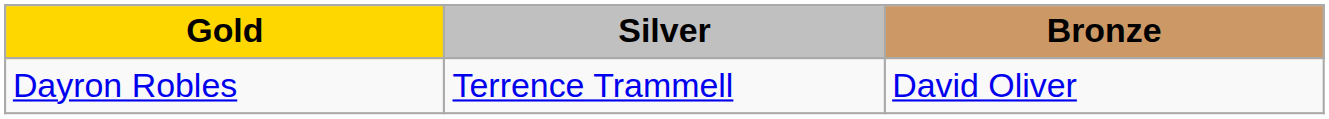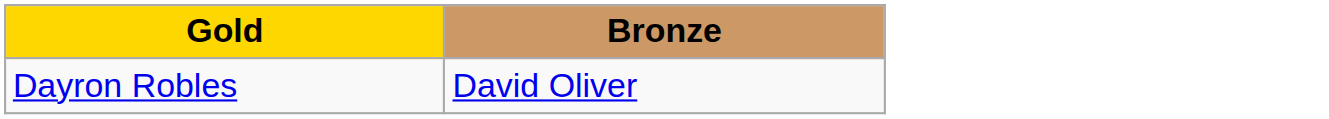- column: (665, 31)
